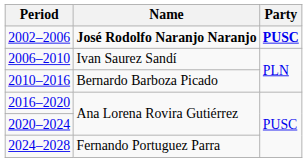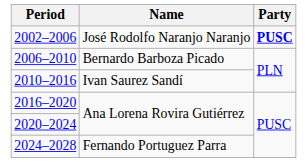(167, 37) bold -> (167, 37) normal
(127, 59) Ivan Saurez Sandí -> (153, 59) Bernardo Barboza Picado
(147, 80) Bernardo Barboza Picado -> (133, 80) Ivan Saurez Sandí
